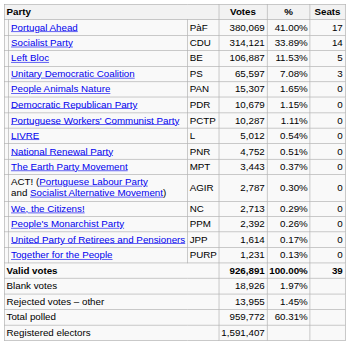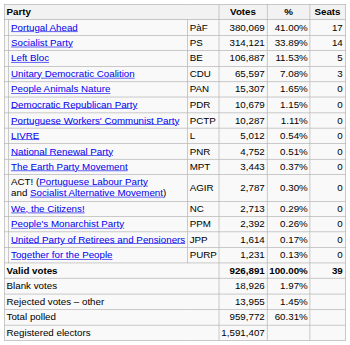(200, 43) CDU -> (196, 43) PS
(196, 74) PS -> (200, 74) CDU
